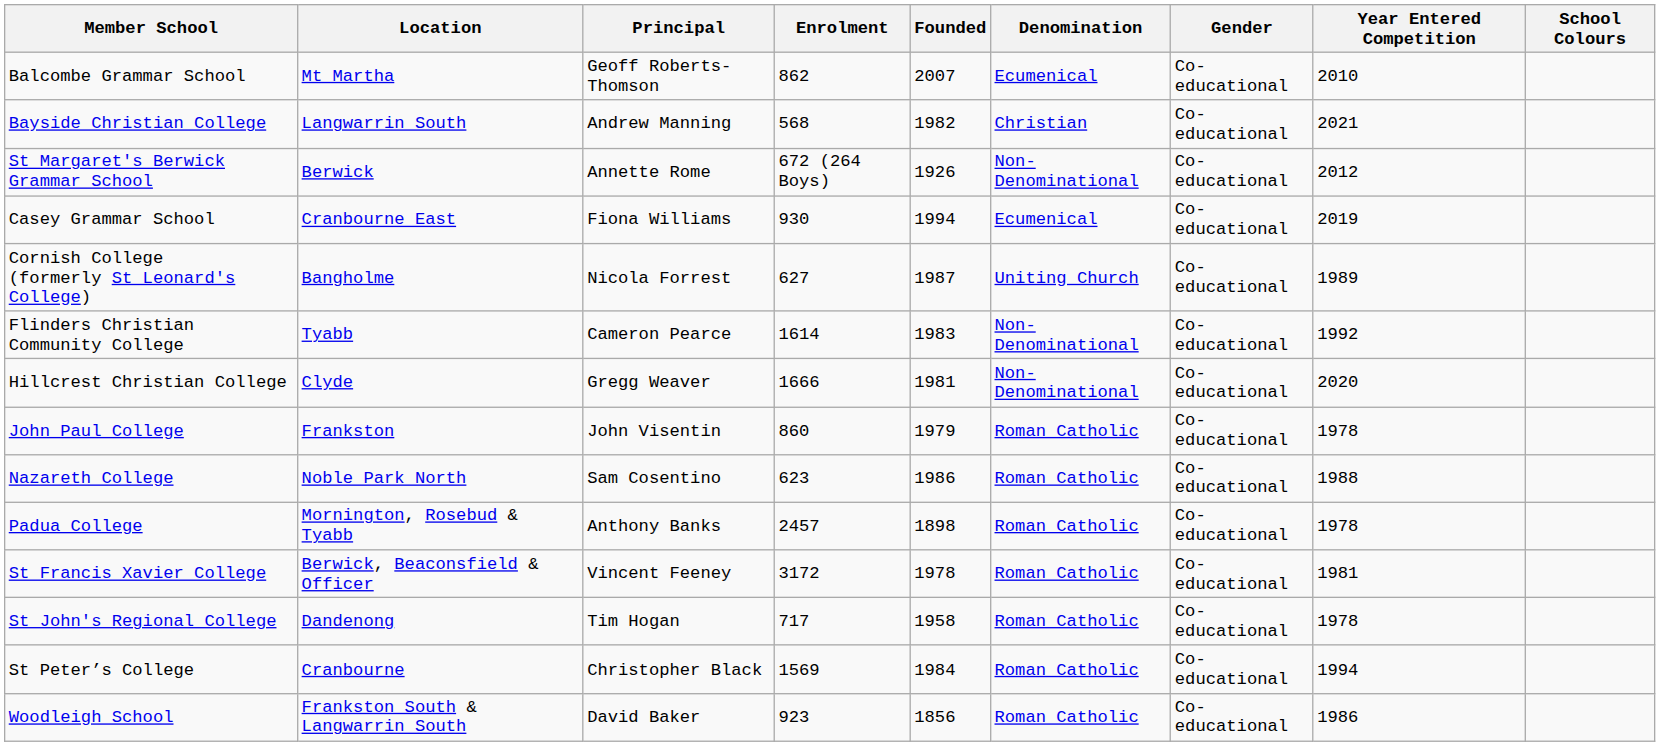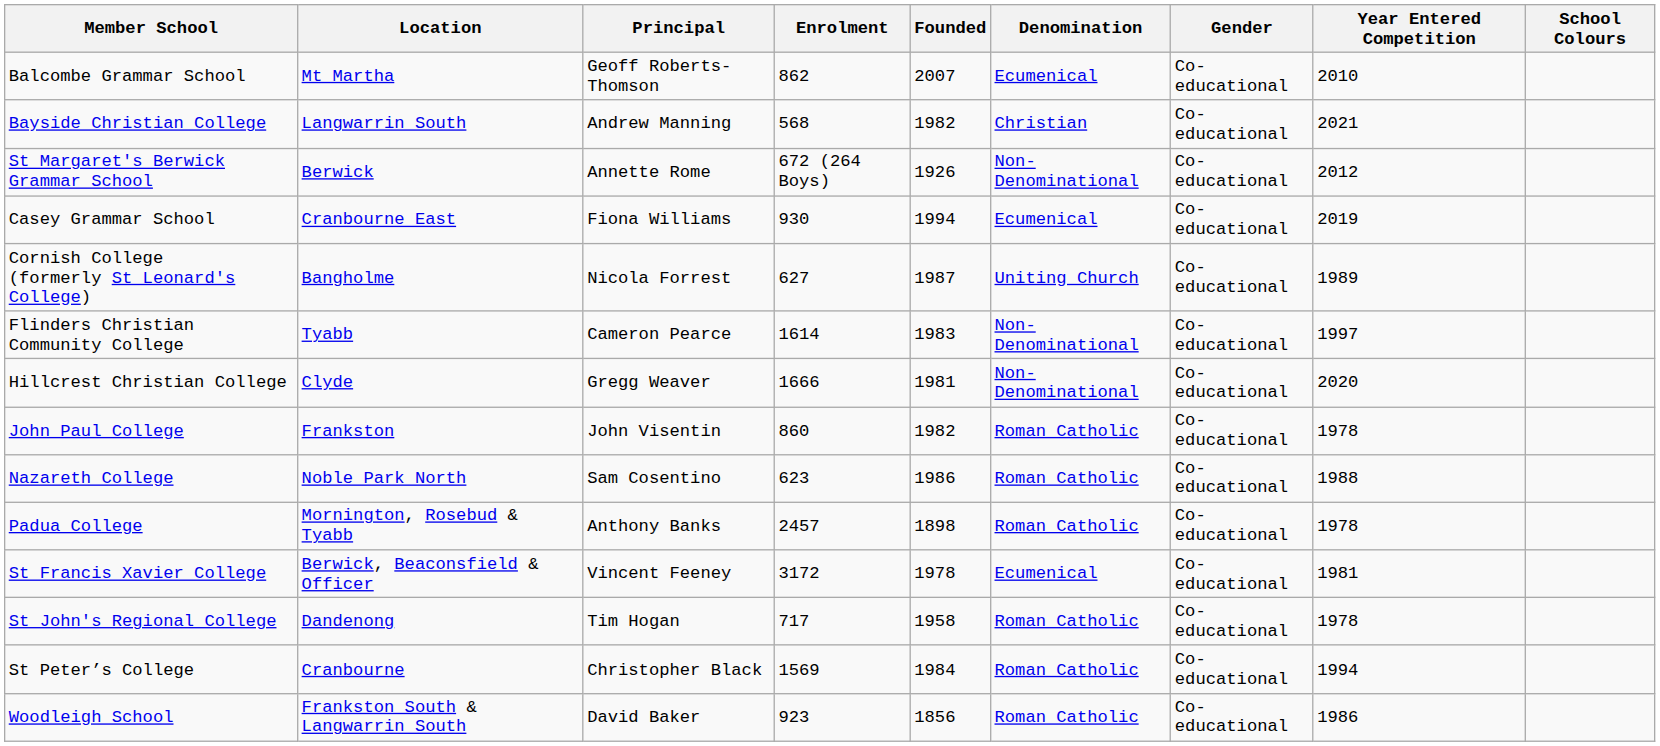(1338, 335) 1992 -> (1338, 335) 1997
(935, 430) 1979 -> (935, 430) 1982
(1067, 574) Roman Catholic -> (1046, 574) Ecumenical
